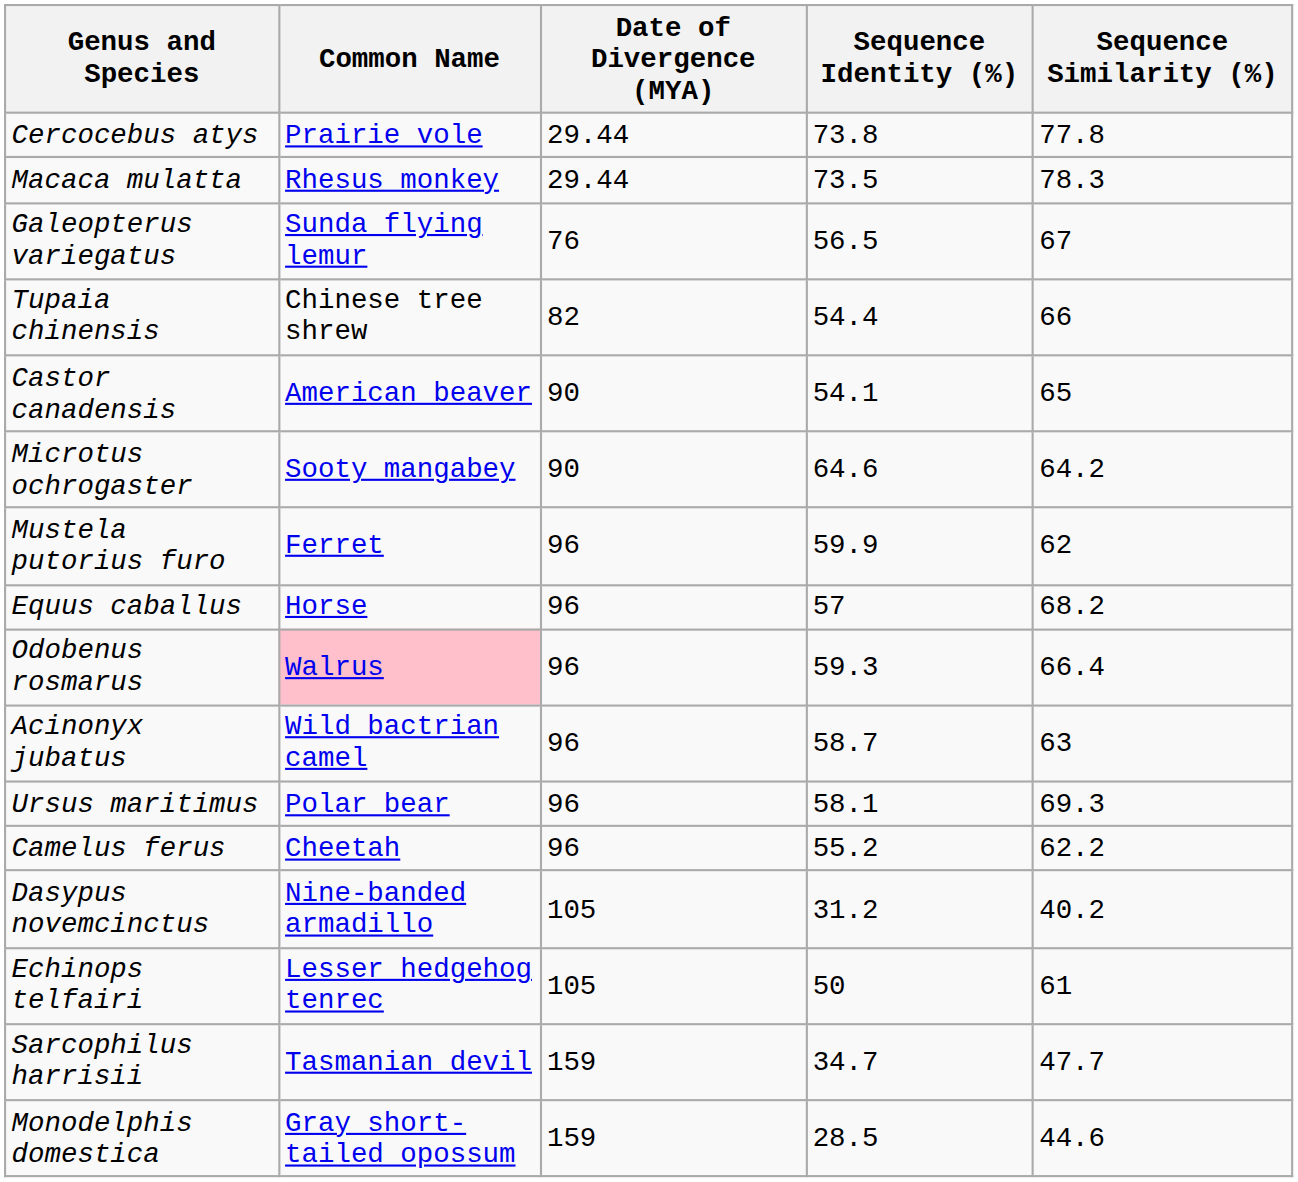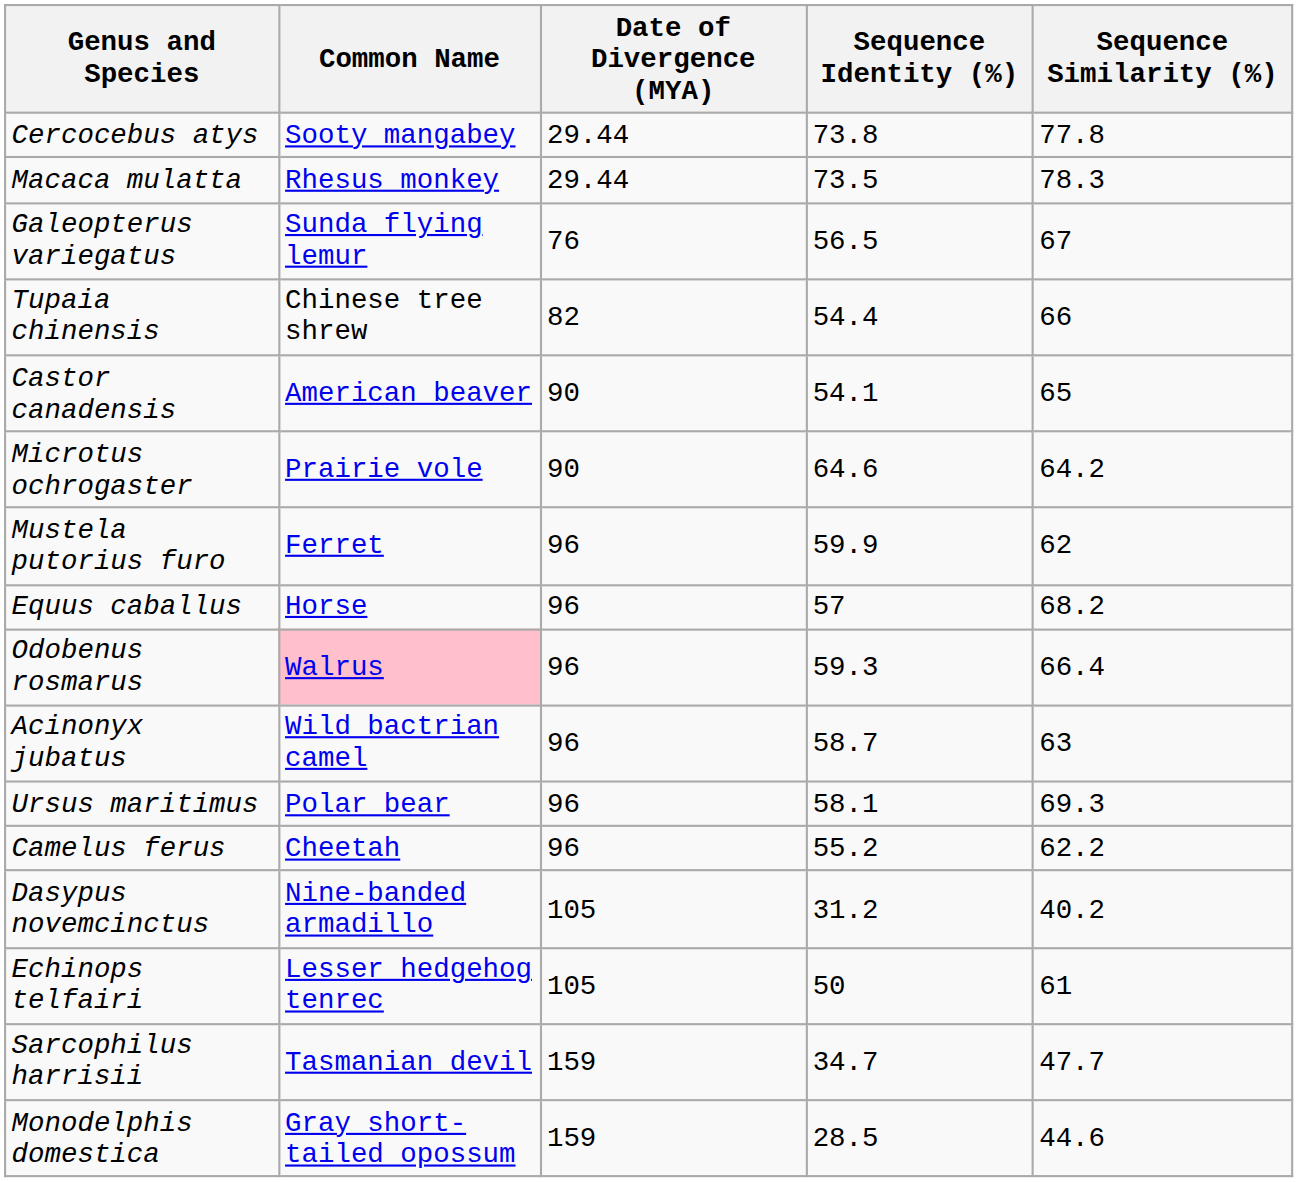(384, 135) Prairie vole -> (400, 135) Sooty mangabey
(400, 470) Sooty mangabey -> (384, 470) Prairie vole
